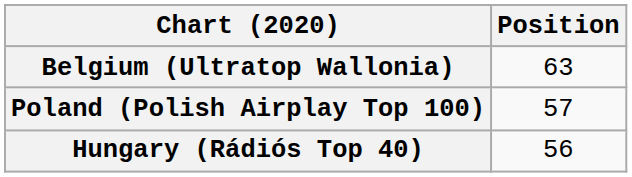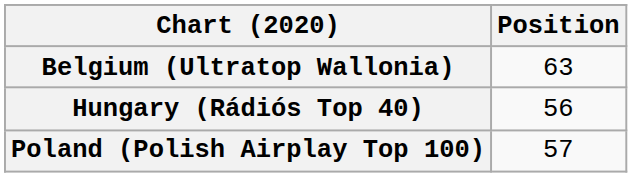rows swapped: (248, 150) <-> (248, 109)
